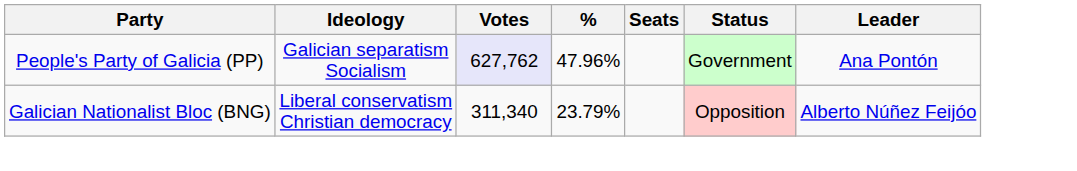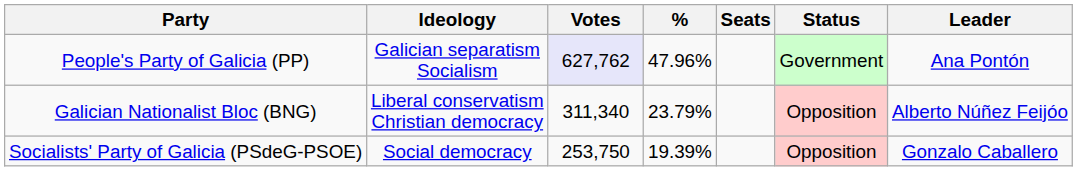+ row: (186, 151)
